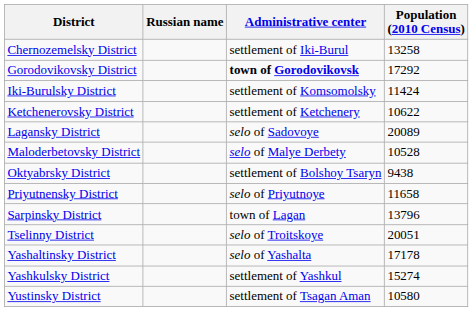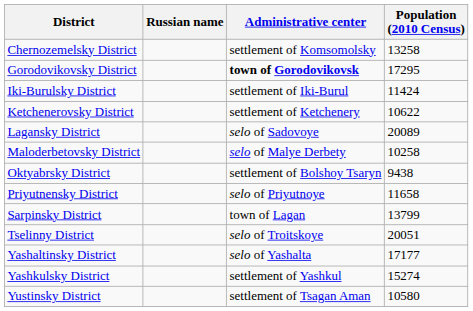(289, 49) settlement of Iki-Burul -> (303, 49) settlement of Komsomolsky
(404, 70) 17292 -> (404, 70) 17295
(303, 91) settlement of Komsomolsky -> (289, 91) settlement of Iki-Burul
(404, 152) 10528 -> (404, 152) 10258
(404, 214) 13796 -> (404, 214) 13799
(404, 255) 17178 -> (404, 255) 17177
